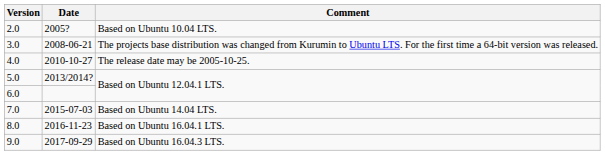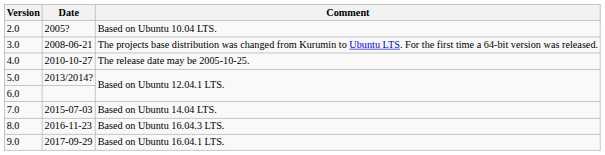(161, 126) Based on Ubuntu 16.04.1 LTS. -> (161, 126) Based on Ubuntu 16.04.3 LTS.
(161, 142) Based on Ubuntu 16.04.3 LTS. -> (161, 142) Based on Ubuntu 16.04.1 LTS.
